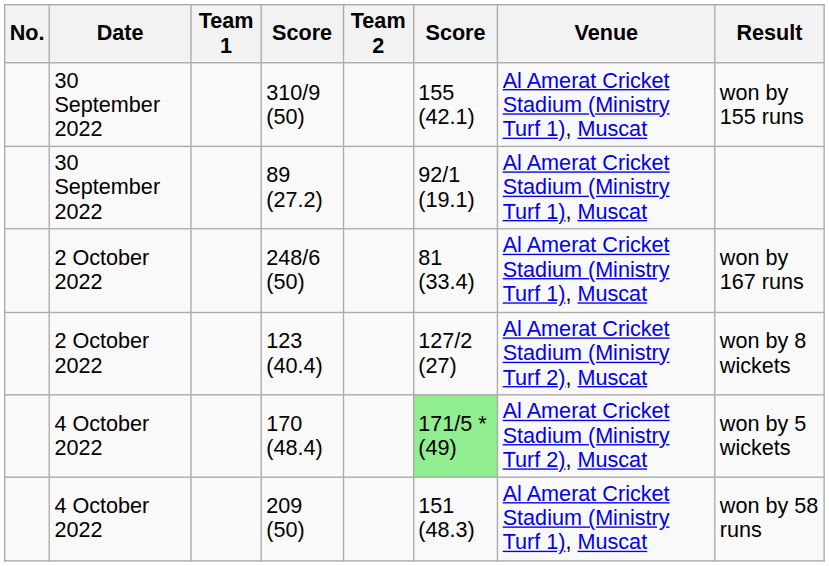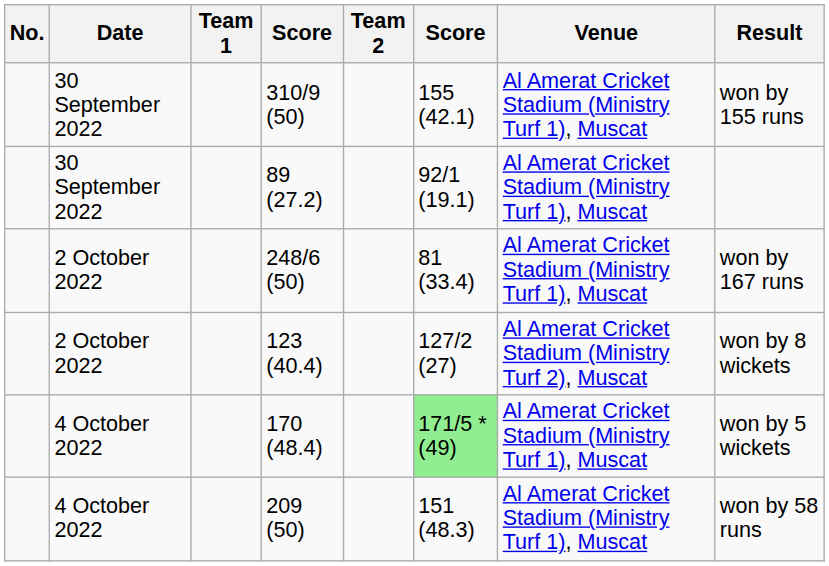(586, 435) Al Amerat Cricket Stadium (Ministry Turf 2), Muscat -> (586, 435) Al Amerat Cricket Stadium (Ministry Turf 1), Muscat
